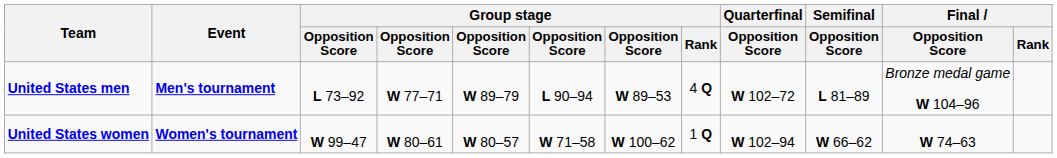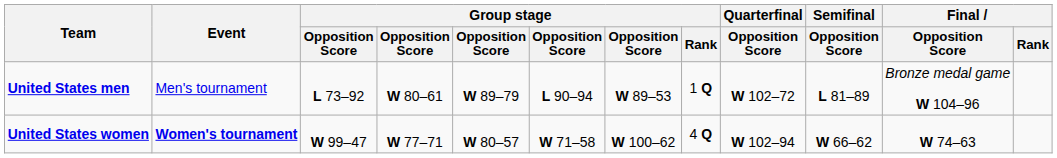(215, 89) bold -> (211, 89) normal
(415, 97) W 77–71 -> (415, 97) W 80–61
(701, 89) 4 Q -> (701, 89) 1 Q
(415, 142) W 80–61 -> (415, 142) W 77–71
(701, 134) 1 Q -> (701, 134) 4 Q
